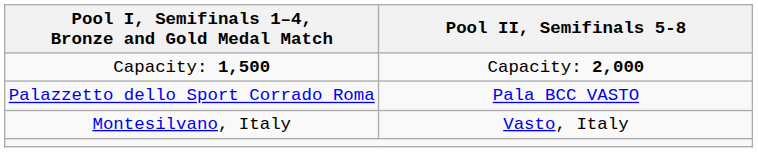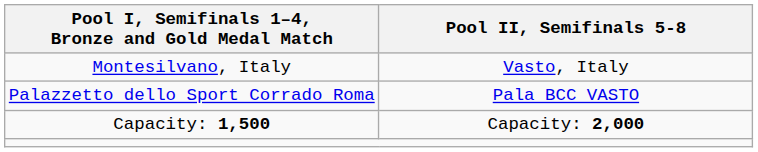rows swapped: (192, 124) <-> (192, 67)
